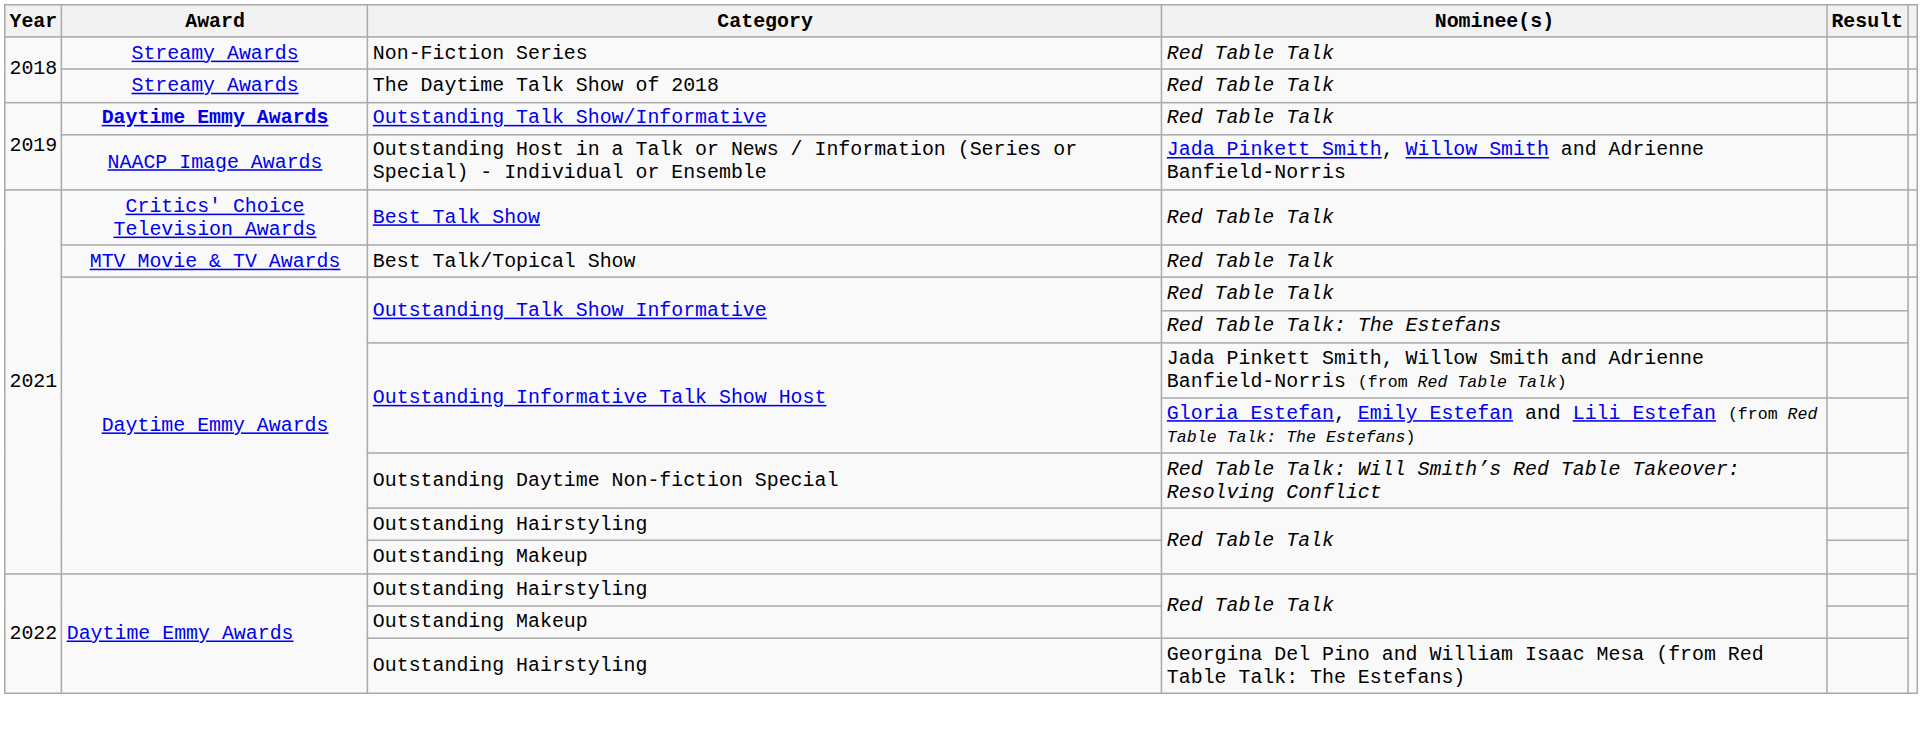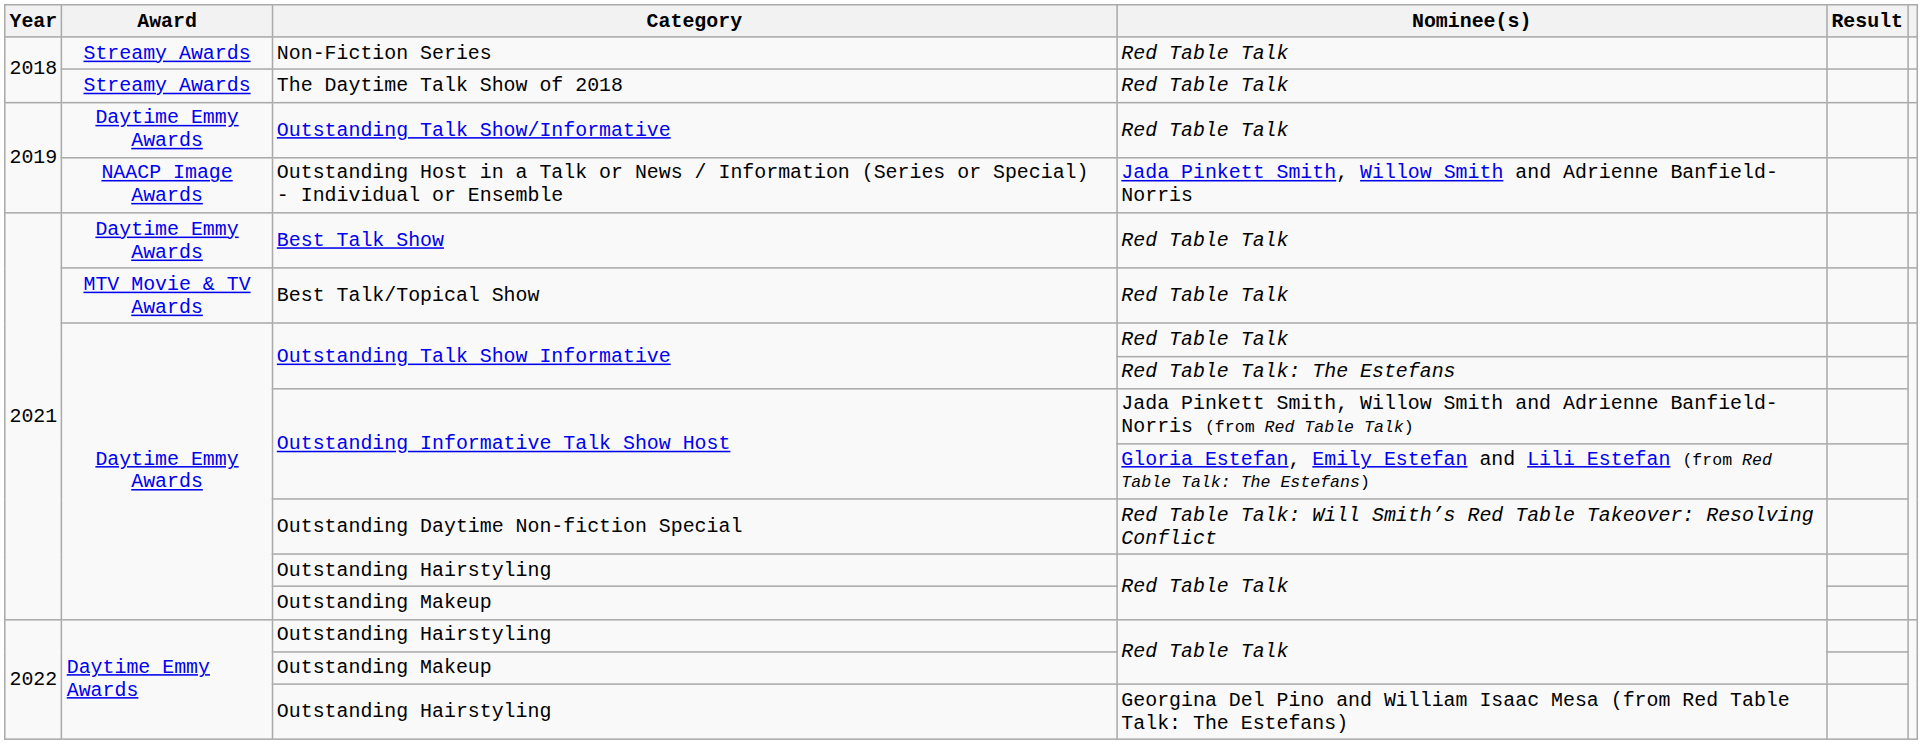(215, 118) bold -> (167, 130) normal
(215, 217) Critics' Choice Television Awards -> (167, 240) Daytime Emmy Awards
